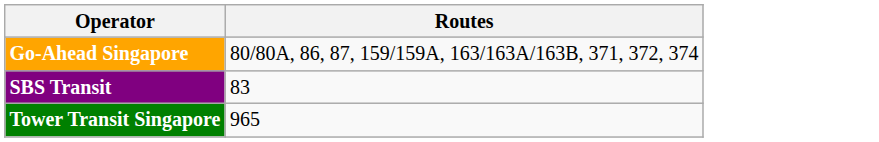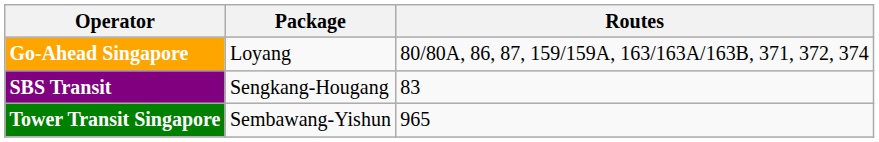+ column: (310, 20)
